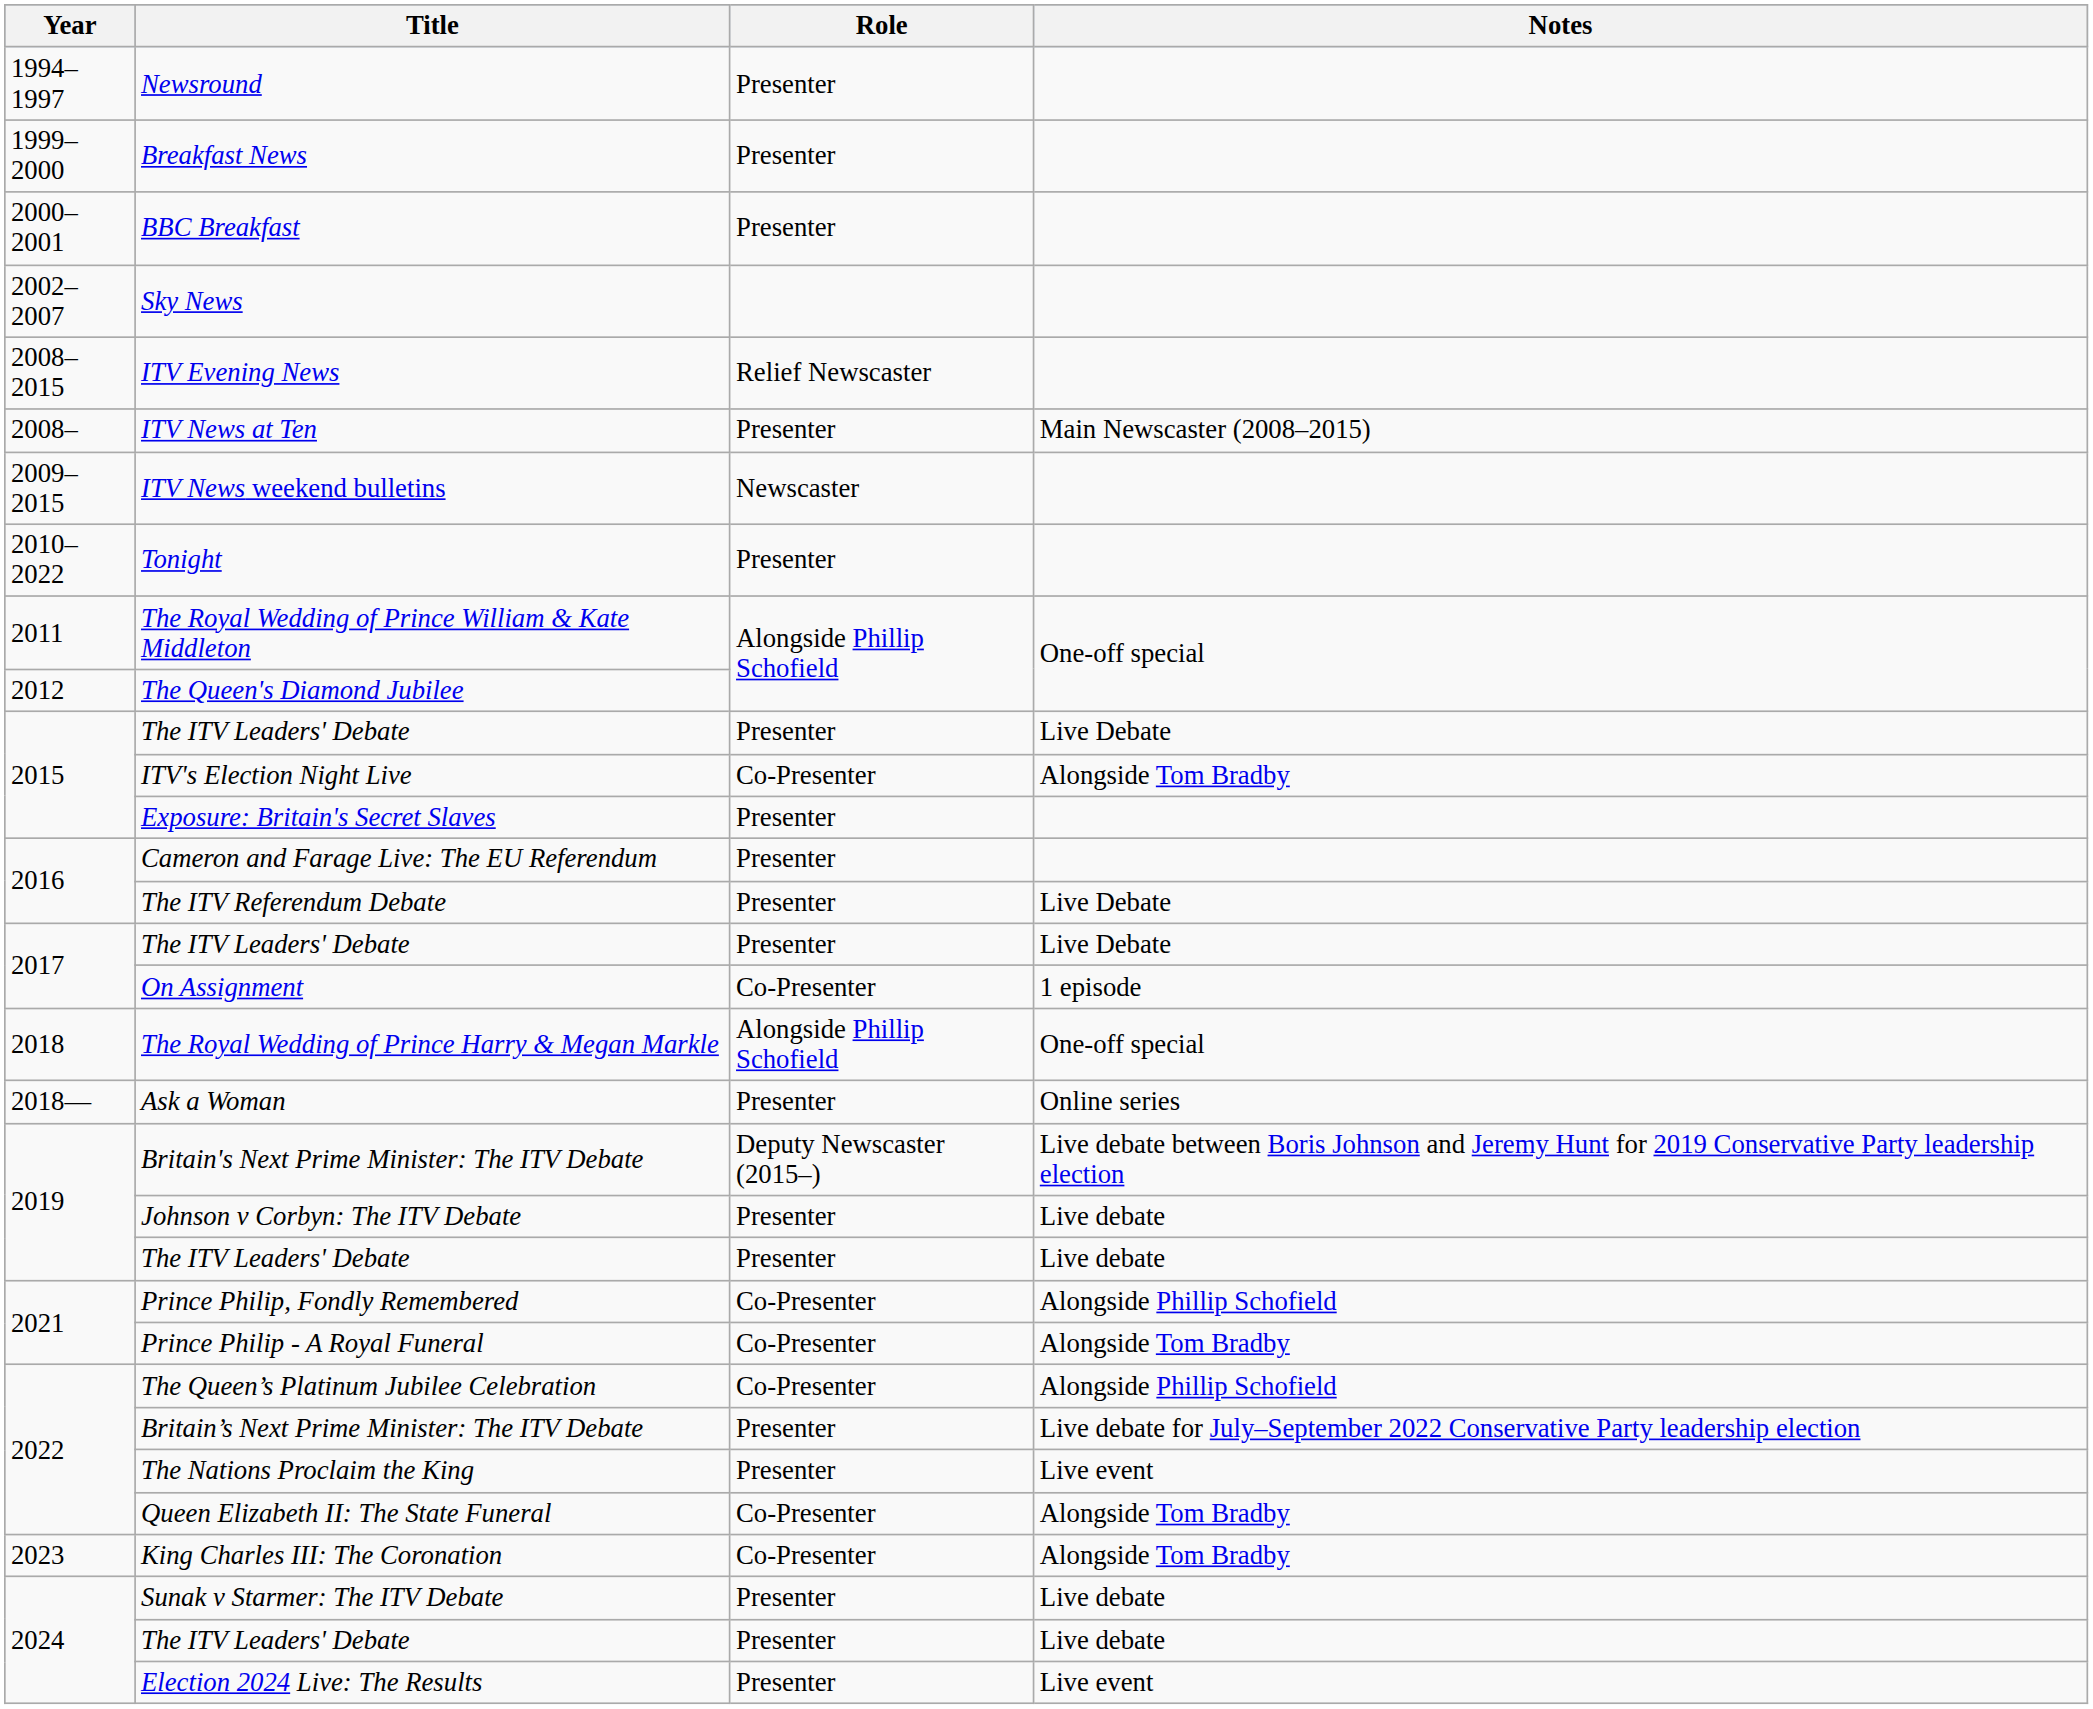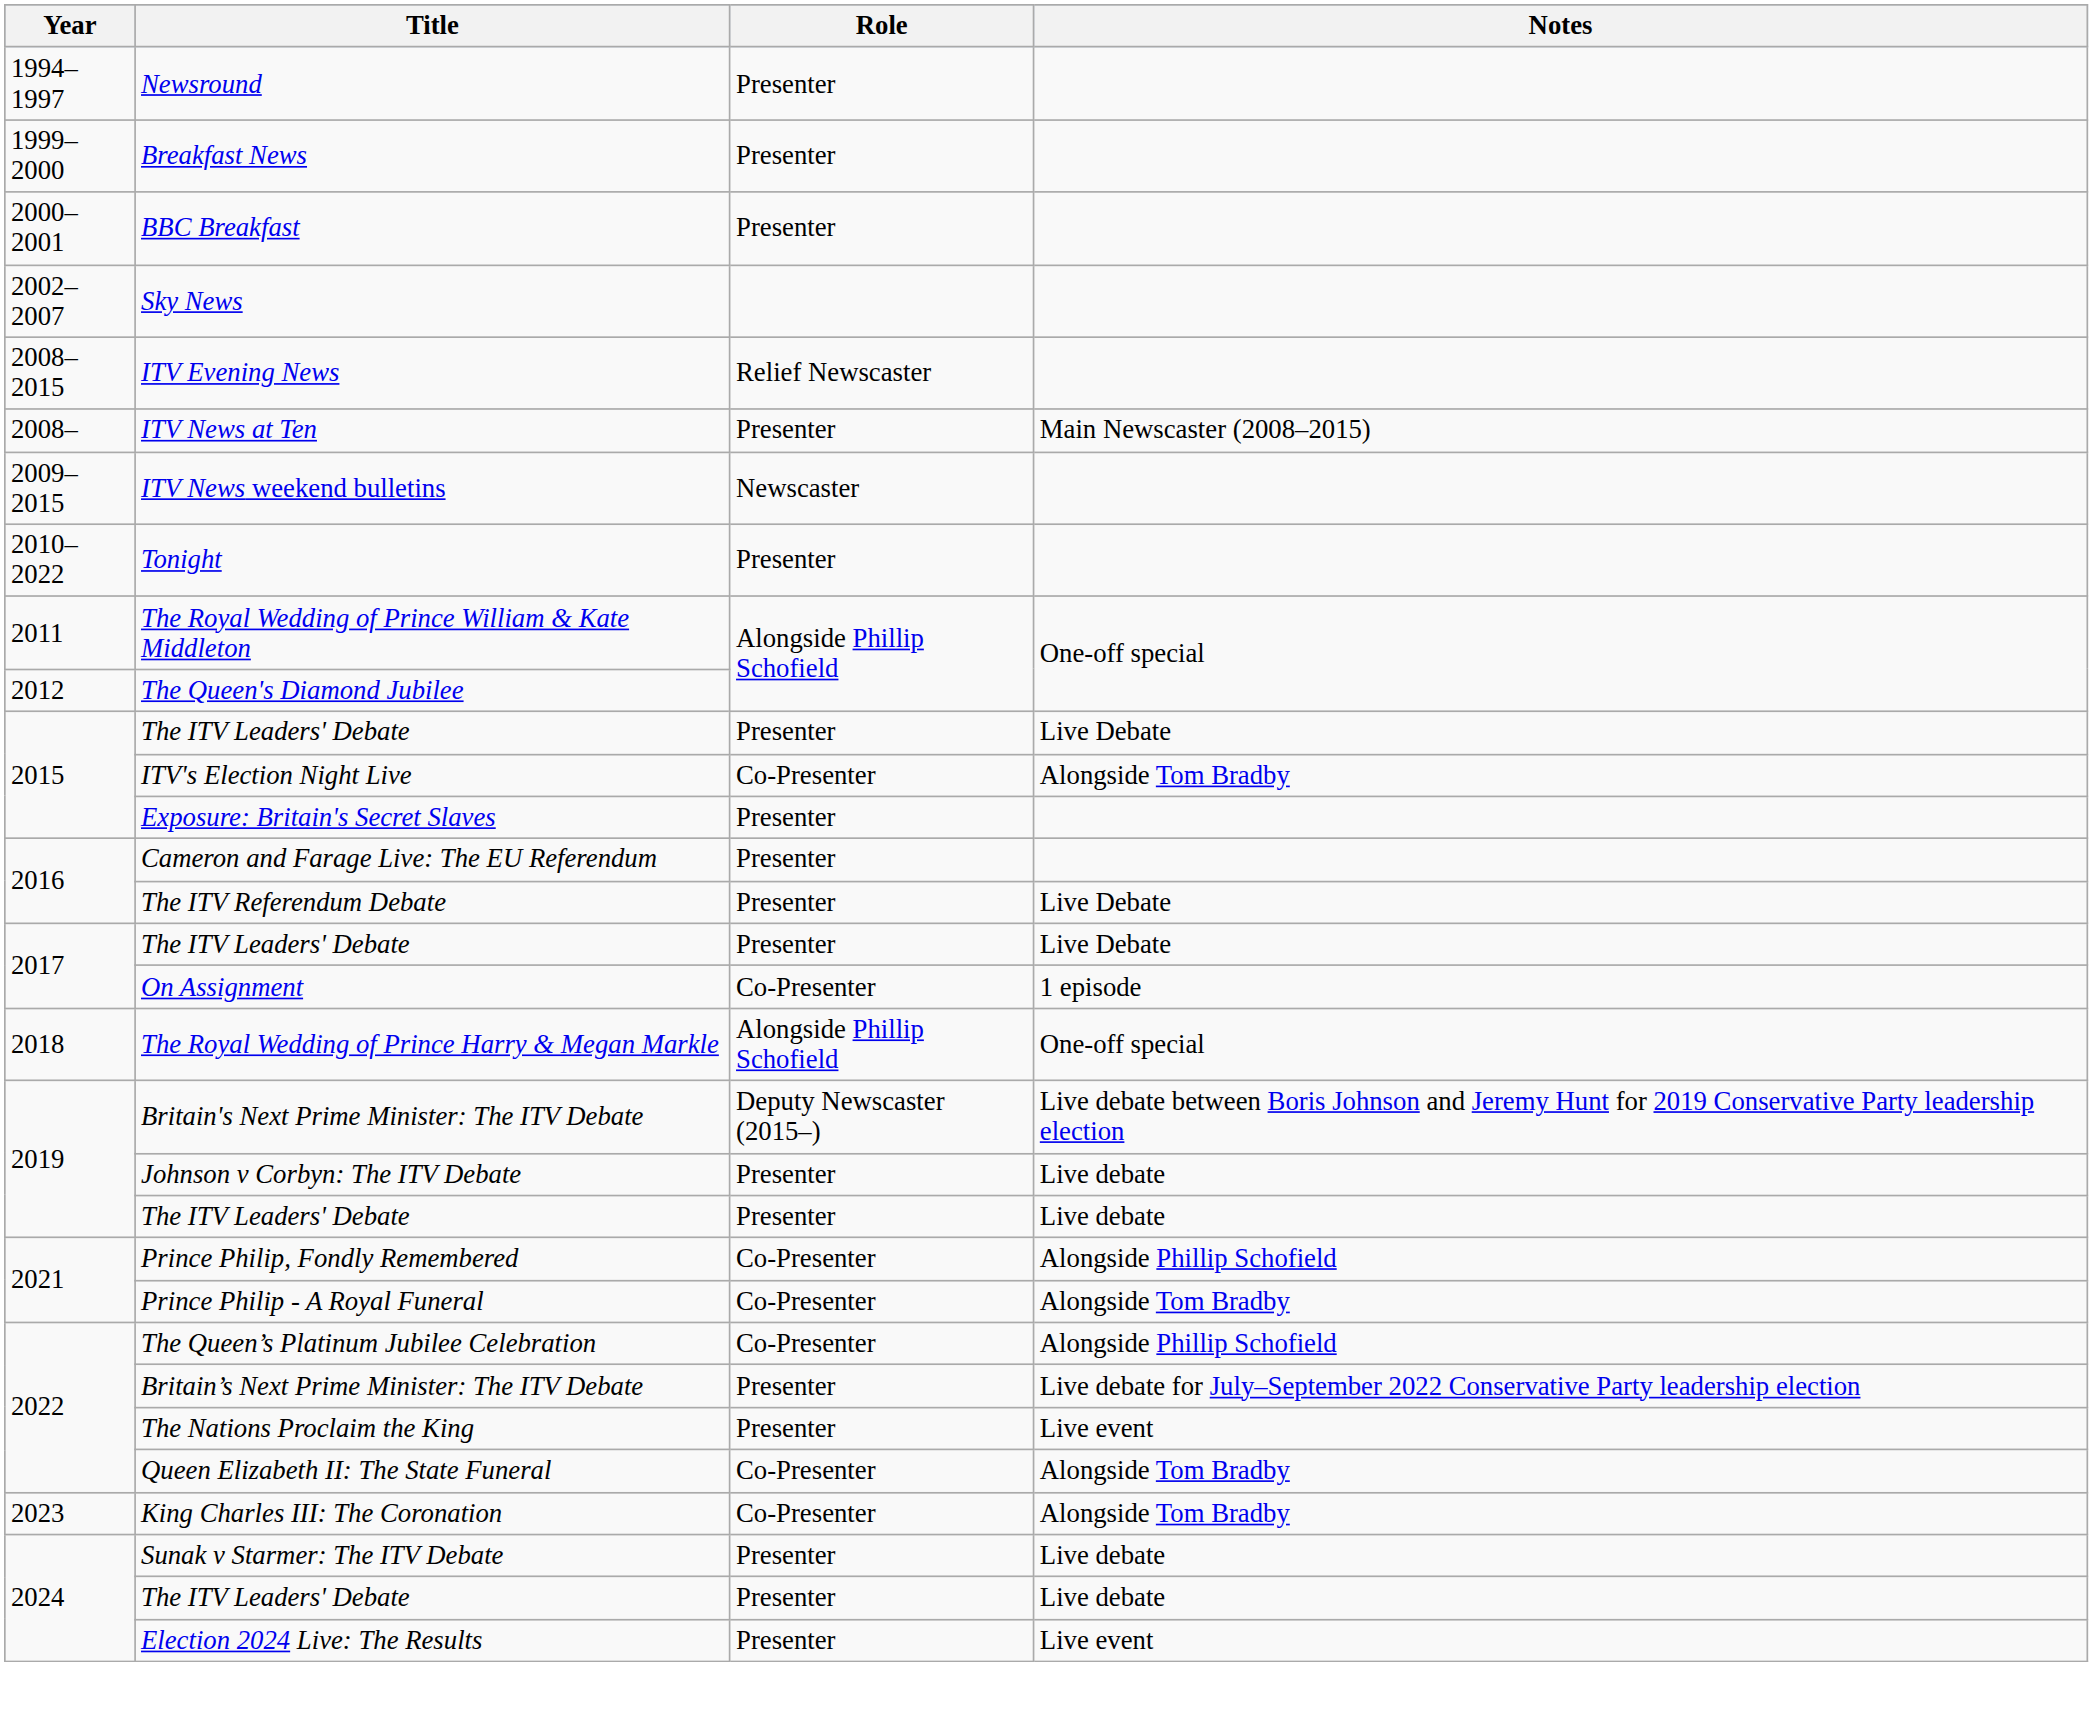- row: (51, 1101)
